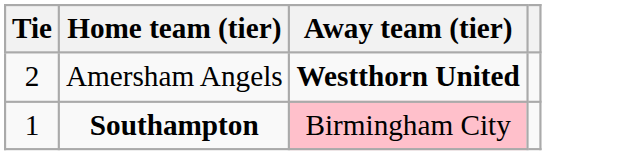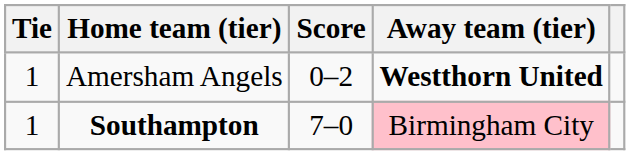+ column: (331, 28)
(32, 76) 2 -> (32, 76) 1
